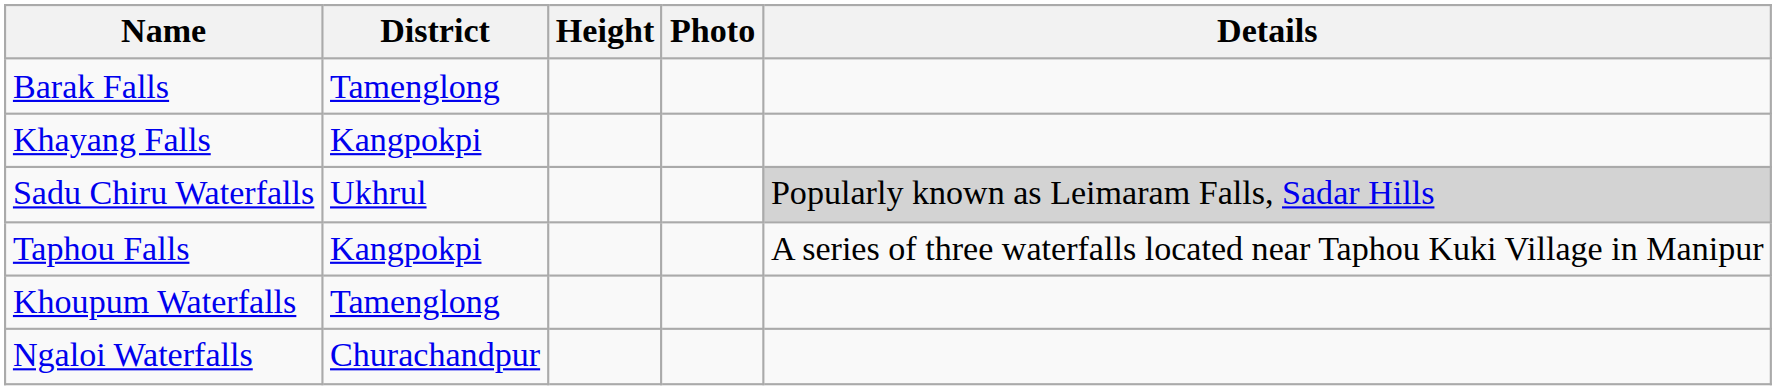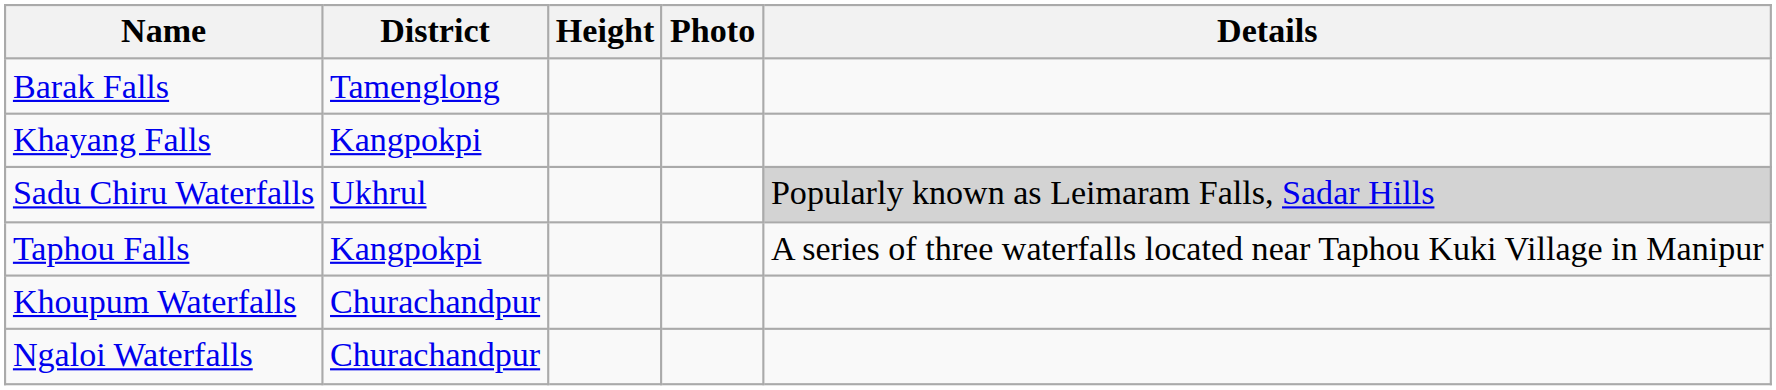(415, 301) Tamenglong -> (435, 301) Churachandpur
